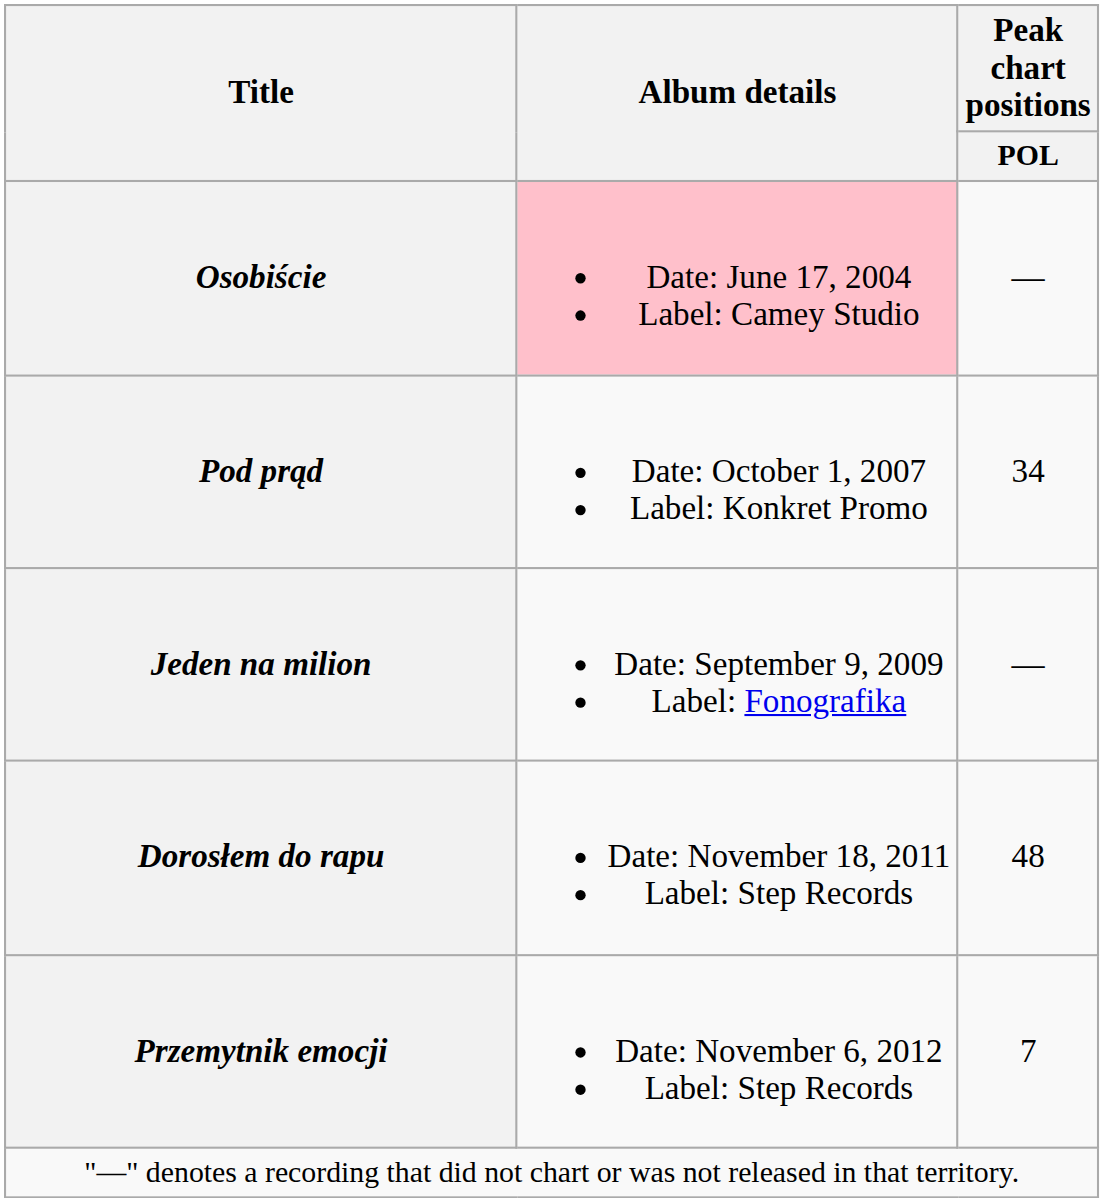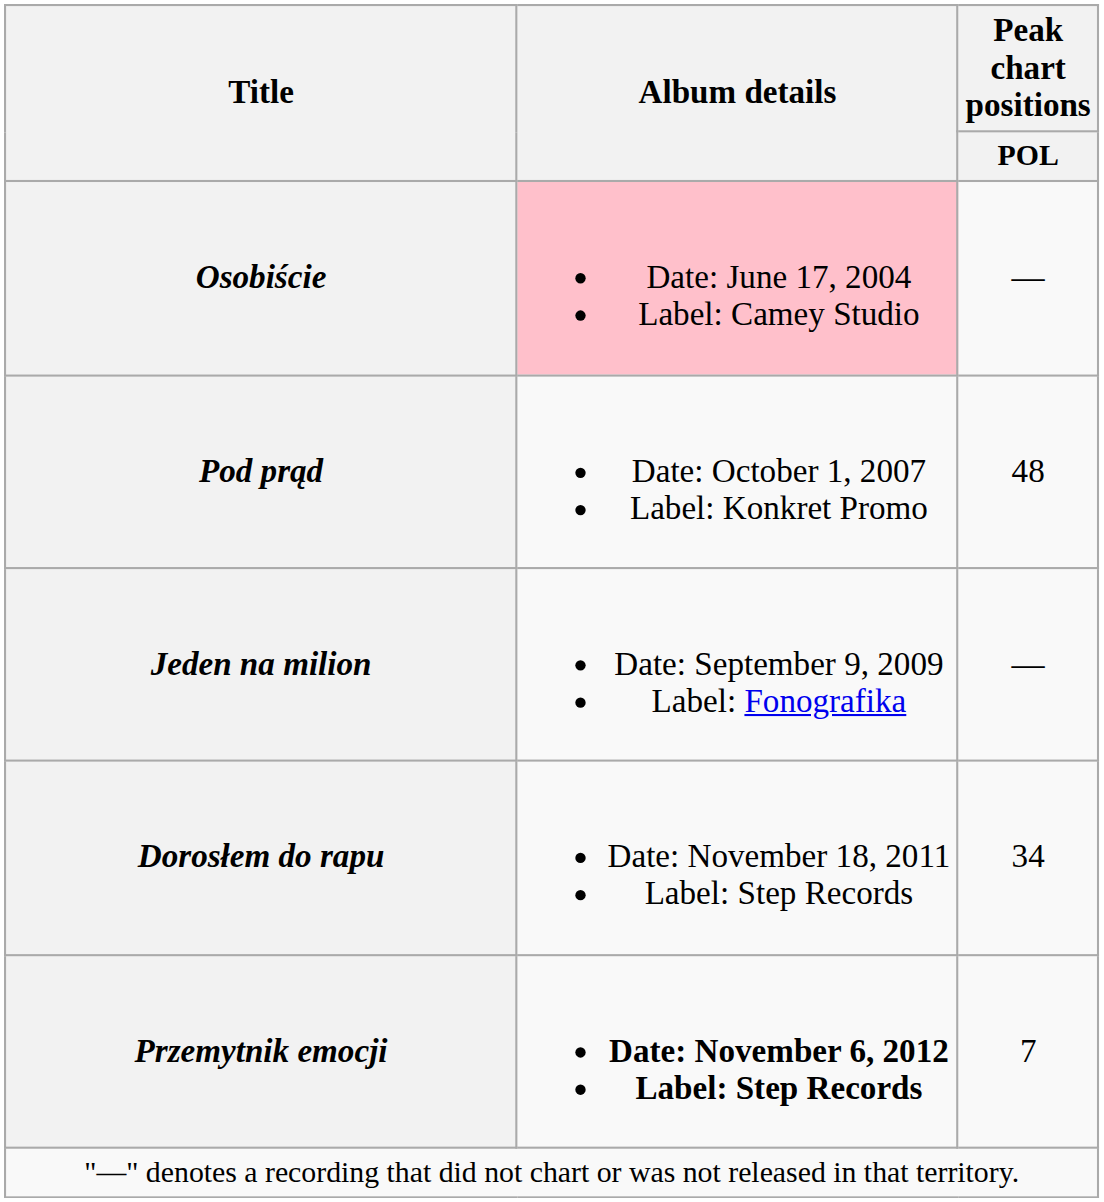(1028, 470) 34 -> (1028, 470) 48
(1028, 857) 48 -> (1028, 857) 34
(738, 1070) normal -> (738, 1070) bold
